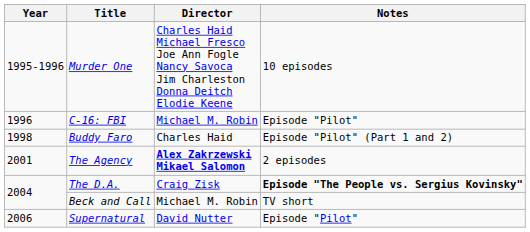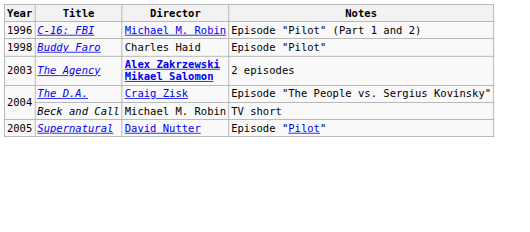- row: (101, 67)
(310, 120) Episode "Pilot" -> (326, 30) Episode "Pilot" (Part 1 and 2)
(358, 137) Episode "Pilot" (Part 1 and 2) -> (279, 47) Episode "Pilot"
(20, 161) 2001 -> (20, 71) 2003
(393, 184) bold -> (361, 94) normal
(20, 218) 2006 -> (20, 128) 2005
